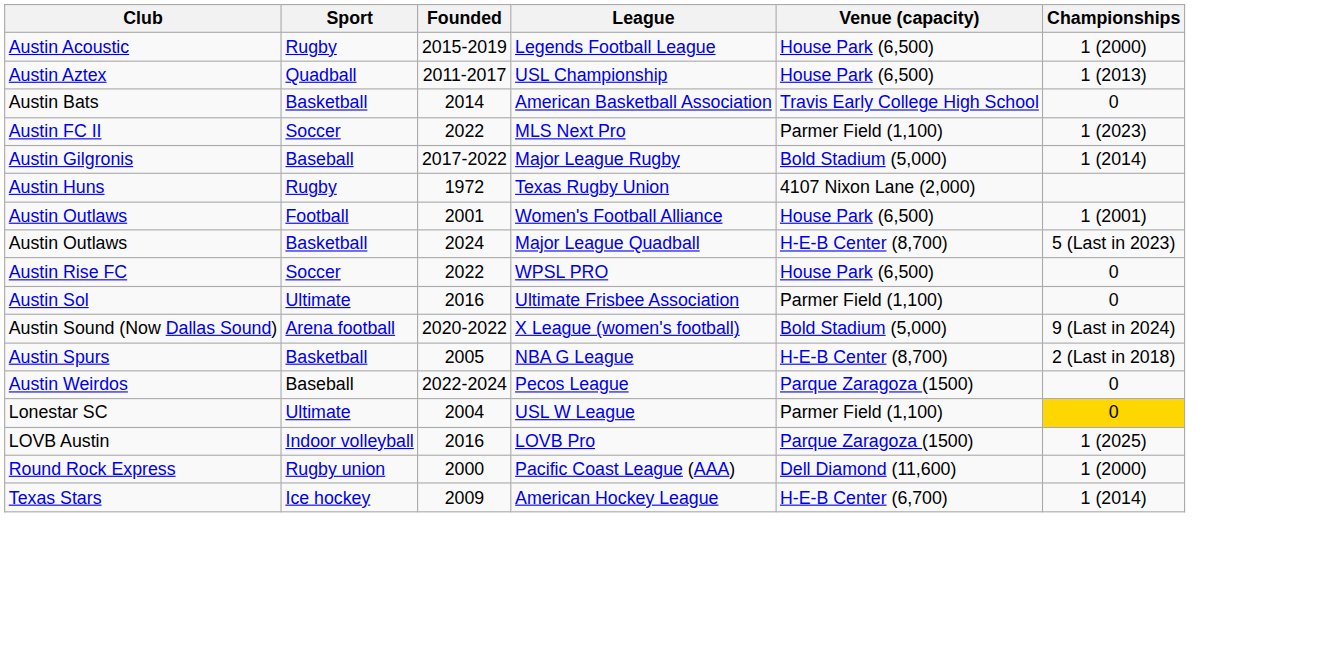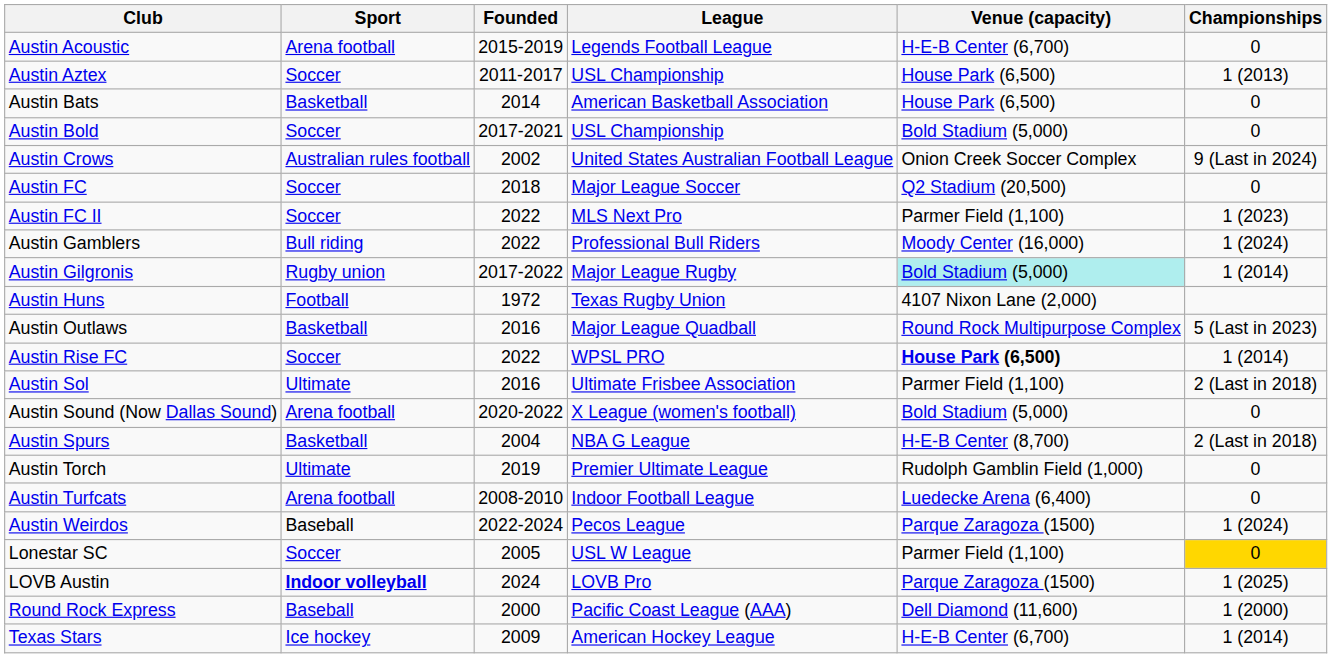(311, 46) Rugby -> (340, 46) Arena football
(857, 46) House Park (6,500) -> (985, 46) H-E-B Center (6,700)
(1114, 46) 1 (2000) -> (1256, 46) 0
(321, 74) Quadball -> (313, 74) Soccer
(909, 103) Travis Early College High School -> (978, 103) House Park (6,500)
+ row: (54, 131)
+ row: (61, 159)
+ row: (48, 187)
+ row: (74, 243)
(320, 159) Baseball -> (335, 272) Rugby union
(863, 159) no background -> (985, 272) paleturquoise background
(311, 187) Rugby -> (317, 300) Football
- row: (68, 215)
(464, 243) 2024 -> (521, 328) 2016
(864, 243) H-E-B Center (8,700) -> (1041, 328) Round Rock Multipurpose Complex
(857, 272) normal -> (981, 356) bold
(1114, 272) 0 -> (1256, 356) 1 (2014)
(1114, 300) 0 -> (1256, 384) 2 (Last in 2018)
(1114, 328) 9 (Last in 2024) -> (1256, 412) 0
(464, 356) 2005 -> (521, 441) 2004
+ row: (57, 469)
+ row: (67, 497)
(1114, 384) 0 -> (1256, 525) 1 (2024)
(318, 412) Ultimate -> (313, 553) Soccer
(464, 412) 2004 -> (521, 553) 2005
(350, 441) normal -> (356, 581) bold
(464, 441) 2016 -> (521, 581) 2024
(335, 469) Rugby union -> (320, 610) Baseball
